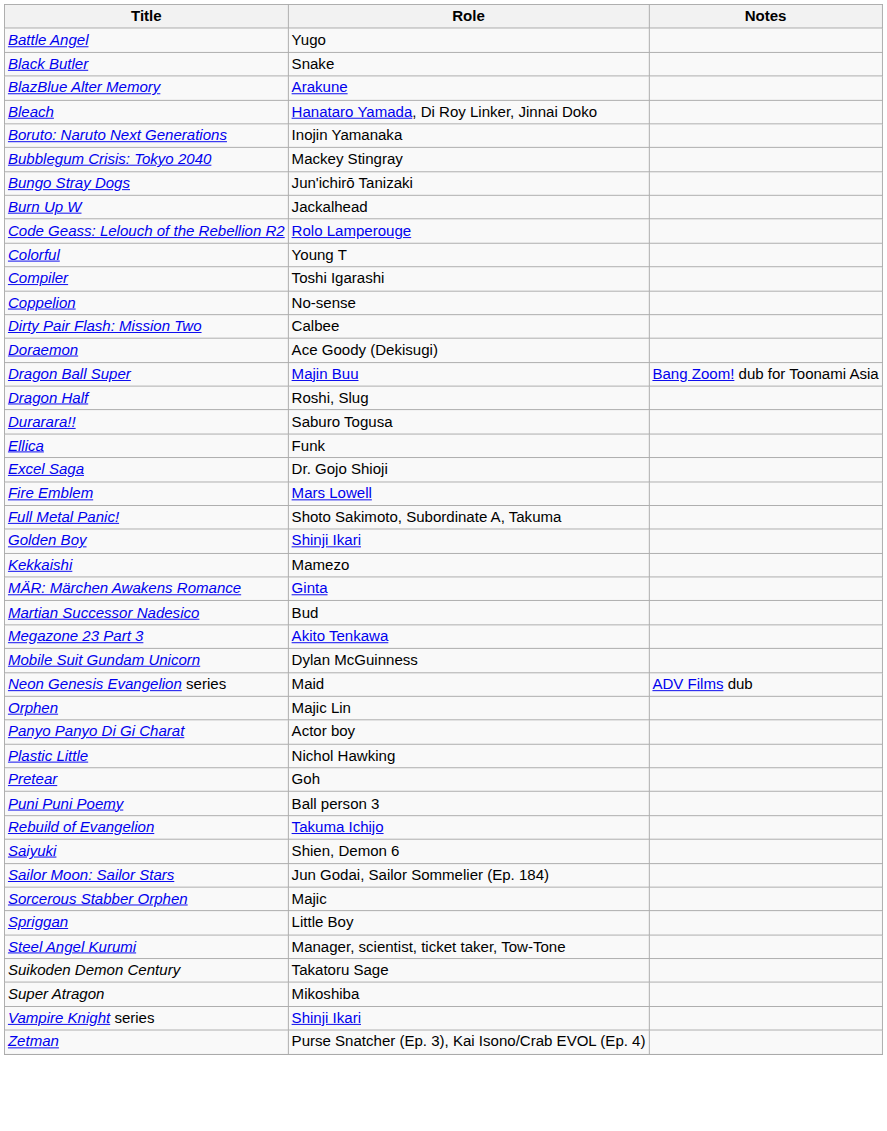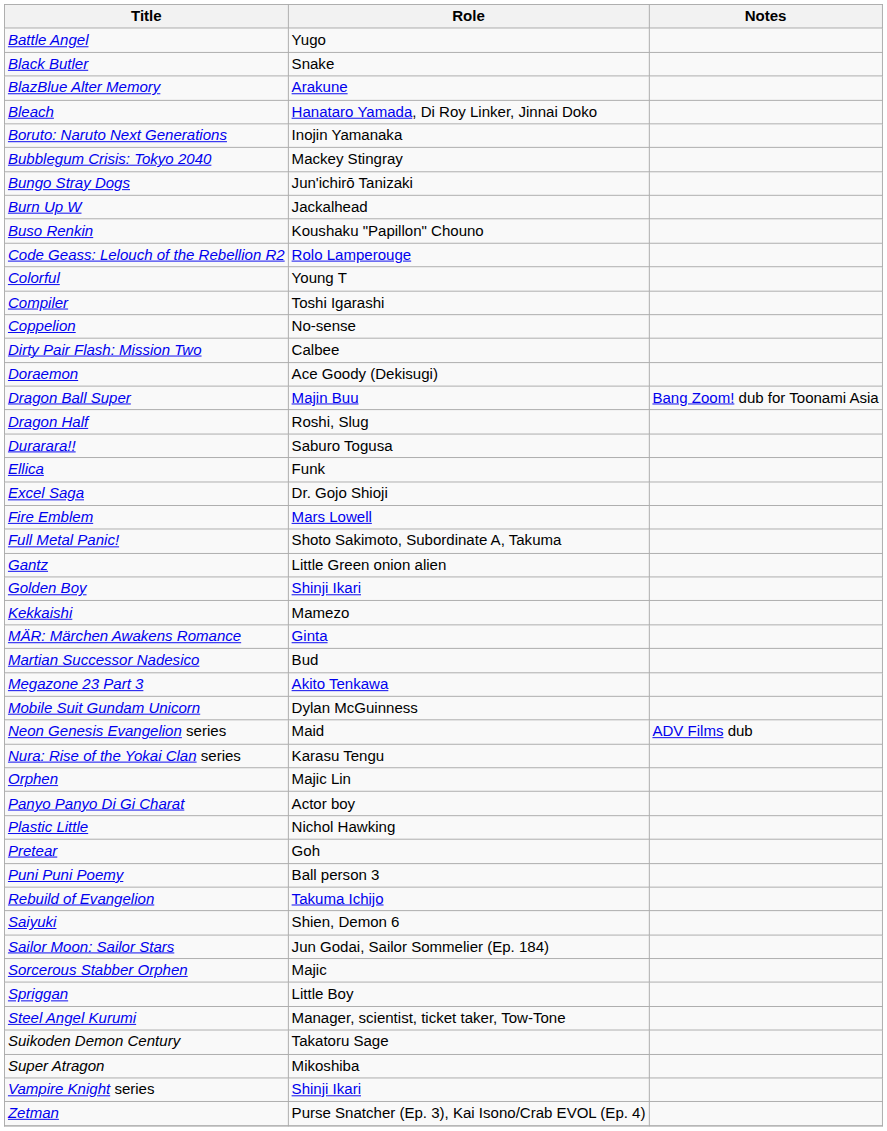+ row: (51, 231)
+ row: (28, 565)
+ row: (124, 755)
